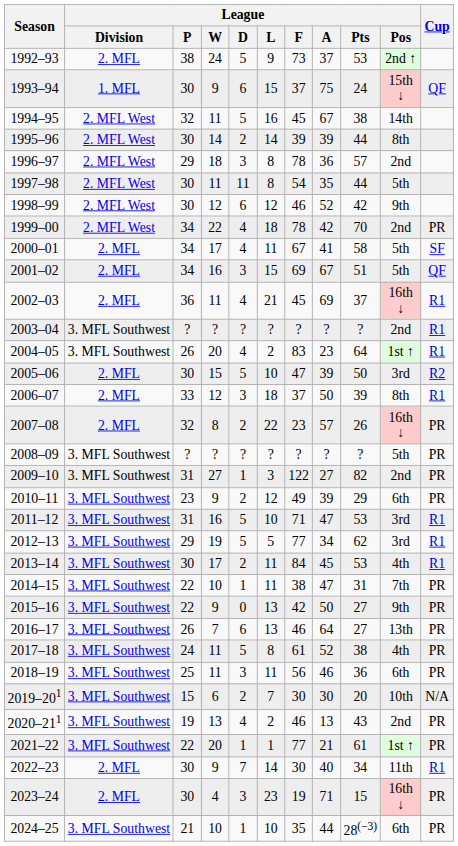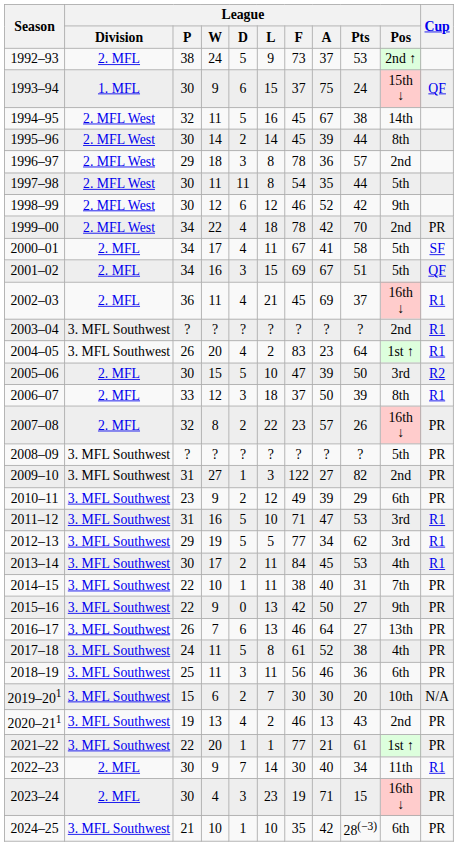(299, 140) 39 -> (299, 140) 45
(326, 585) 47 -> (326, 585) 40
(326, 828) 44 -> (326, 828) 42
